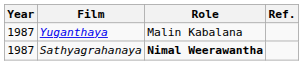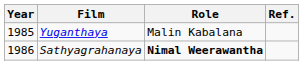(21, 32) 1987 -> (21, 32) 1985
(21, 51) 1987 -> (21, 51) 1986
